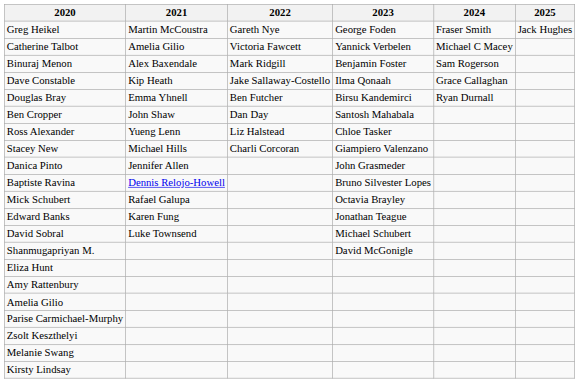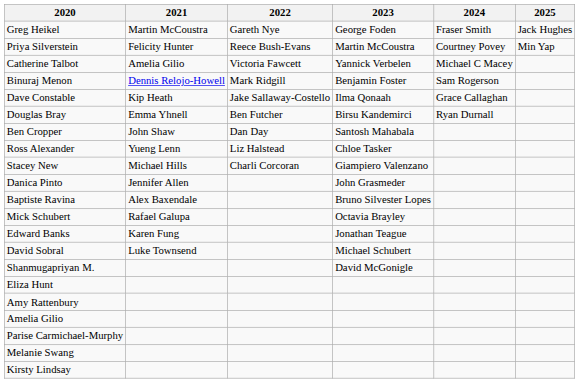+ row: (42, 47)
(163, 64) Alex Baxendale -> (177, 81) Dennis Relojo-Howell
(177, 183) Dennis Relojo-Howell -> (163, 200) Alex Baxendale
- row: (42, 336)
